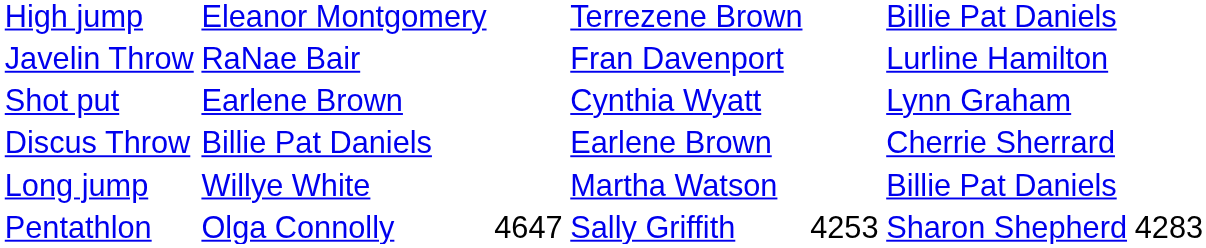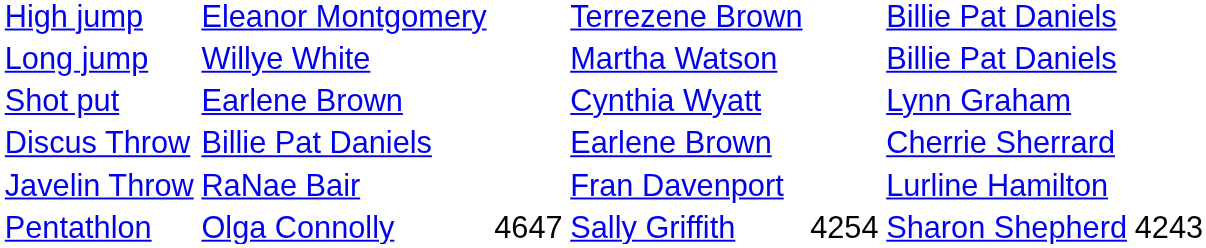rows swapped: (76, 185) <-> (99, 58)
(844, 227) 4253 -> (844, 227) 4254
(1169, 227) 4283 -> (1169, 227) 4243
